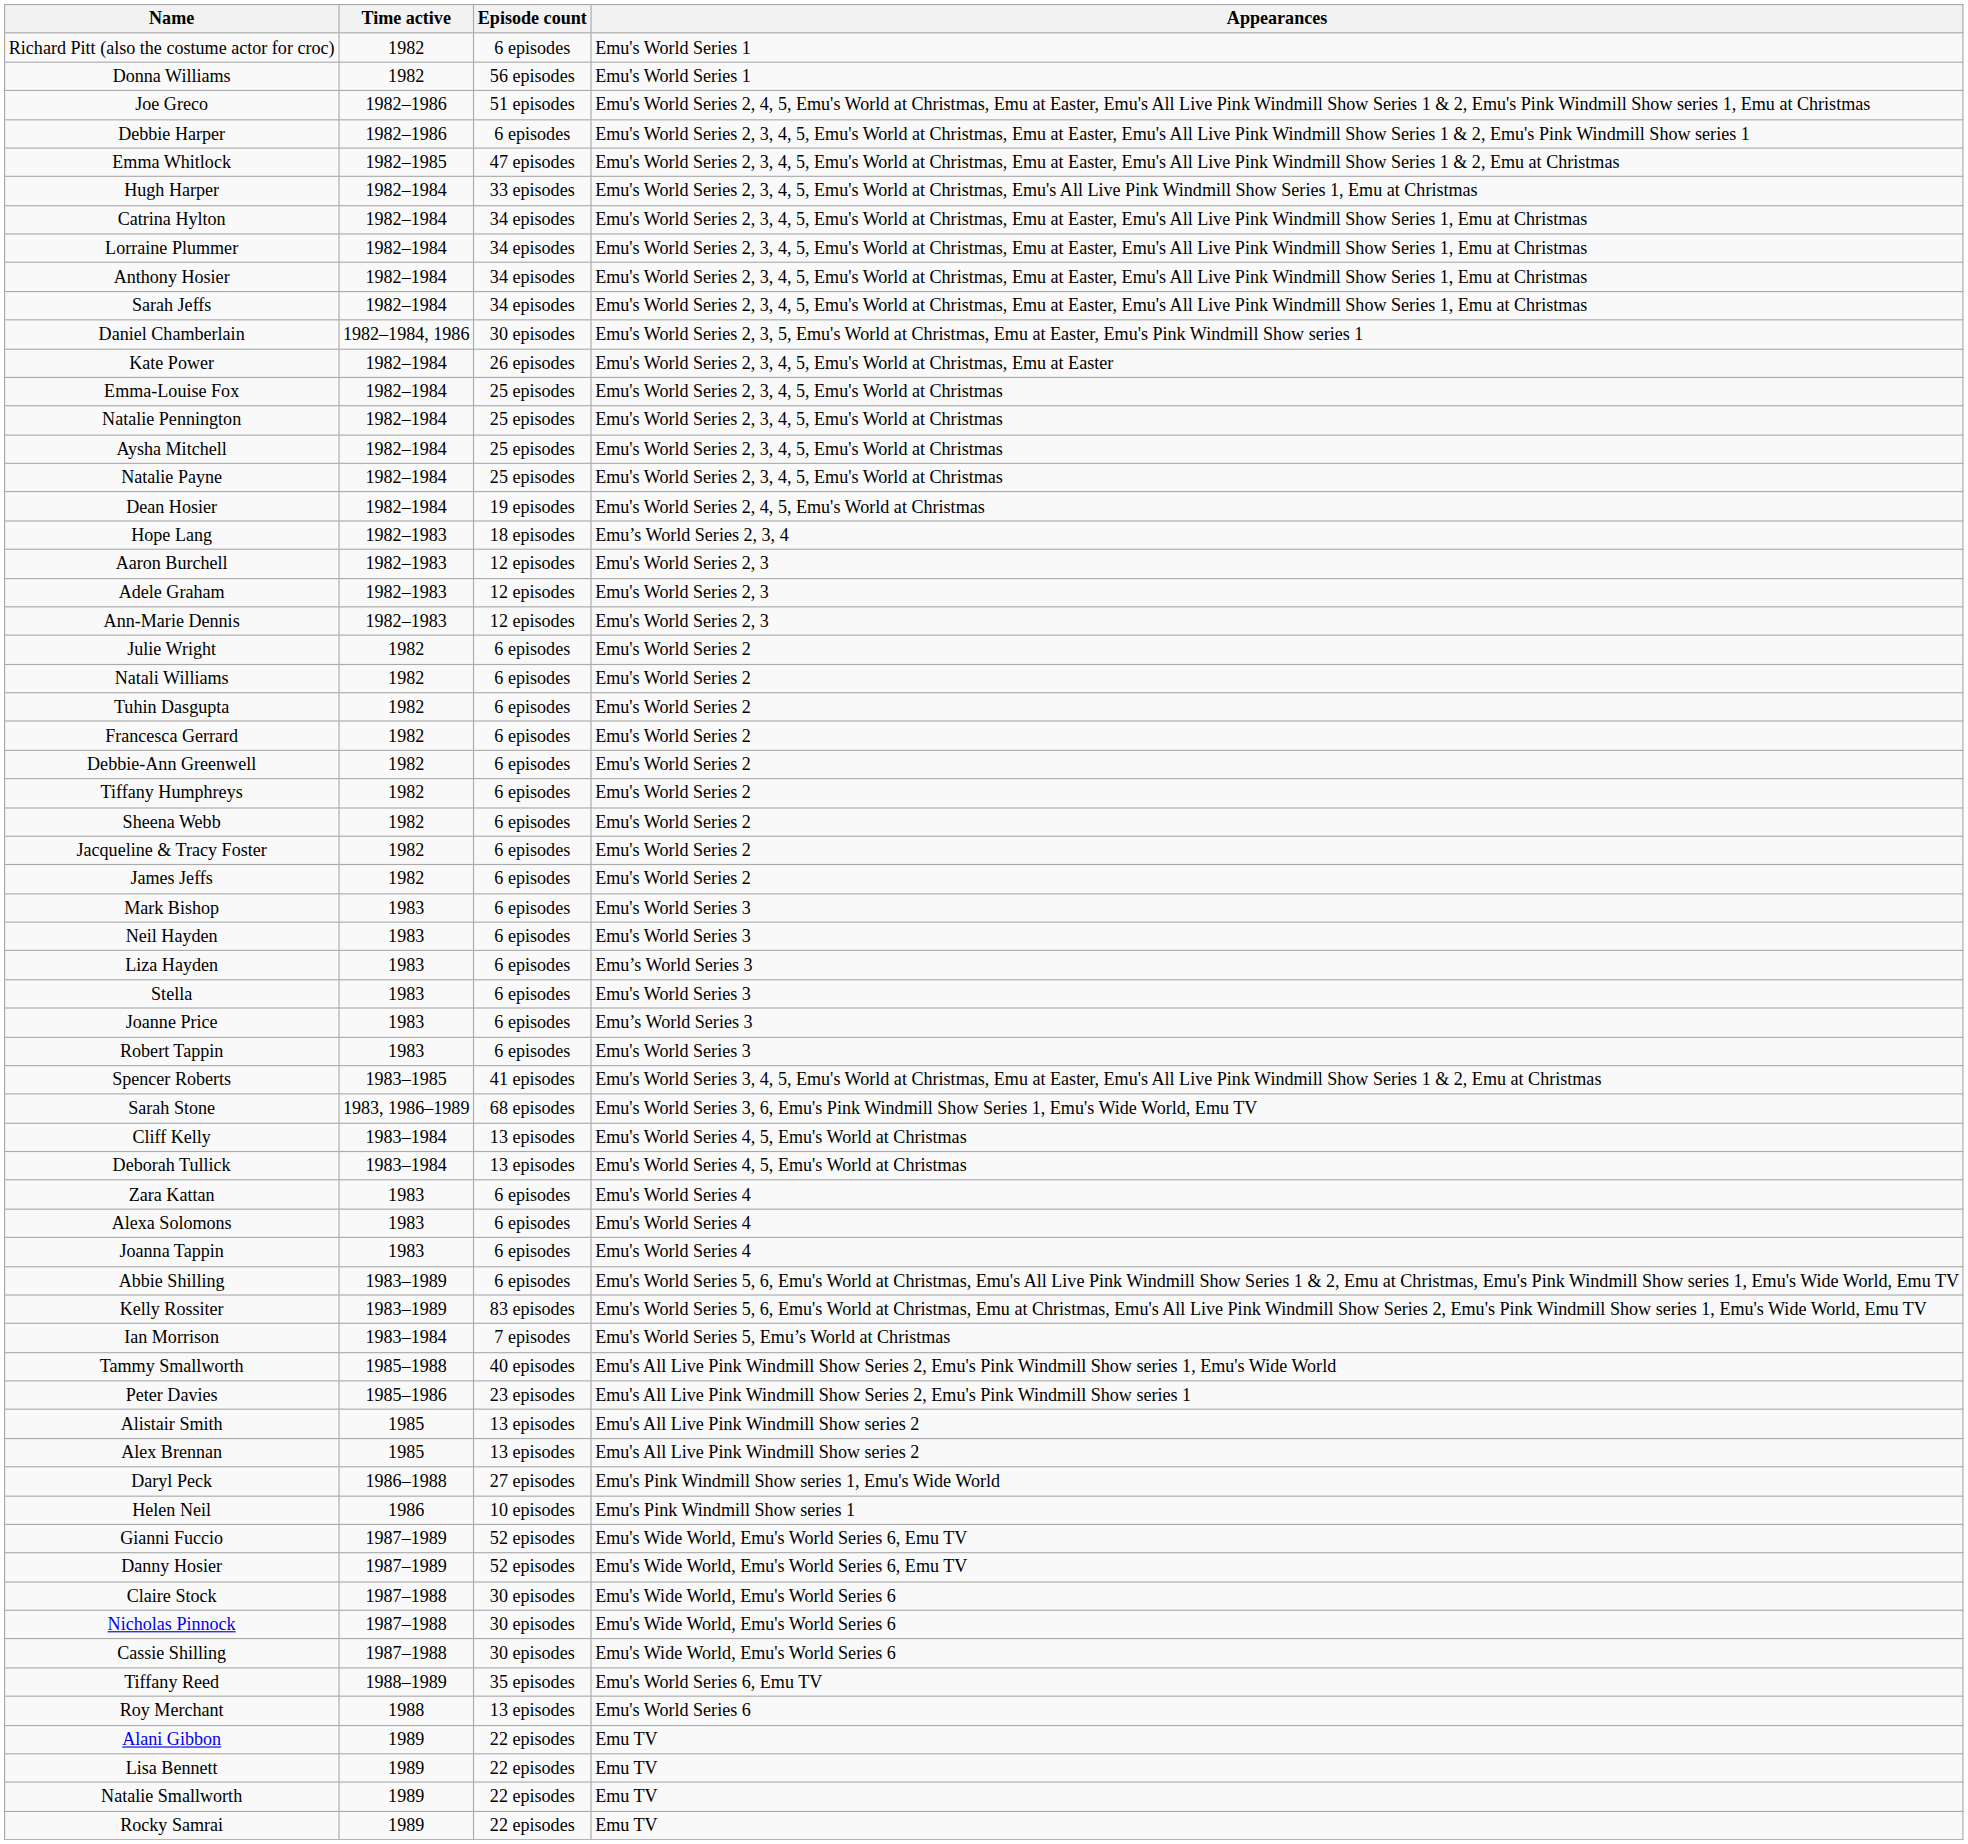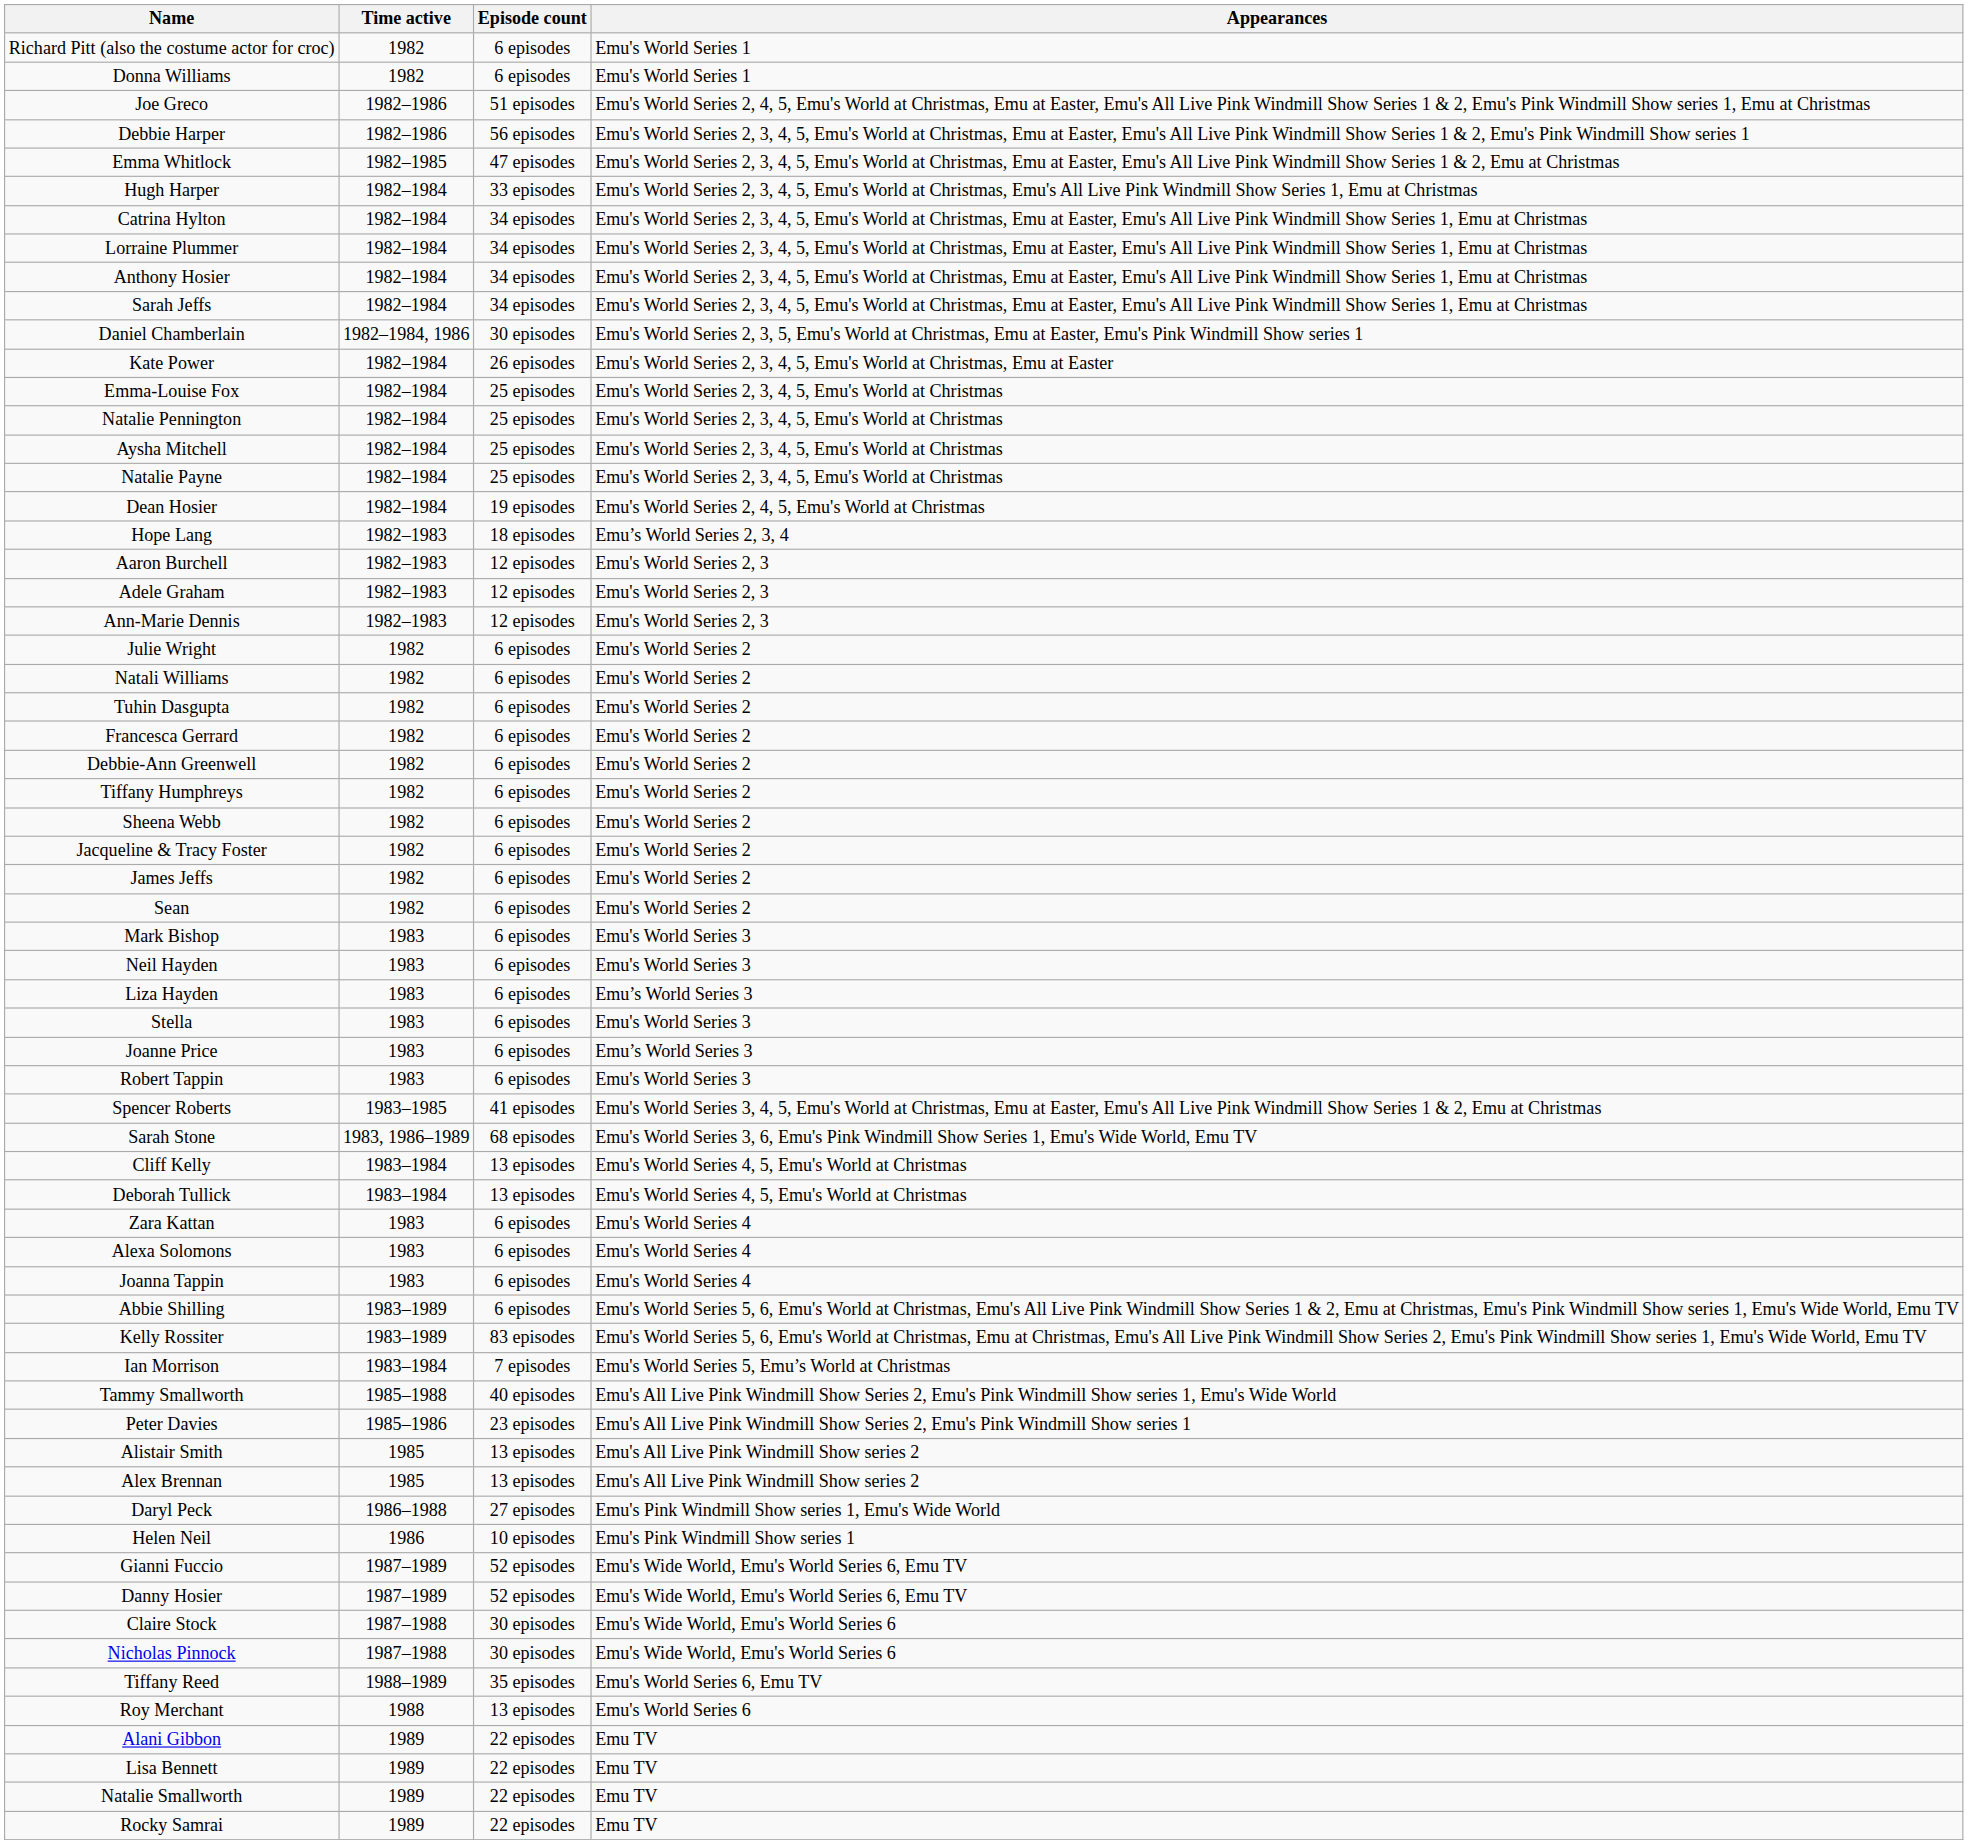(532, 76) 56 episodes -> (532, 76) 6 episodes
(532, 133) 6 episodes -> (532, 133) 56 episodes
+ row: (172, 907)
- row: (172, 1653)
